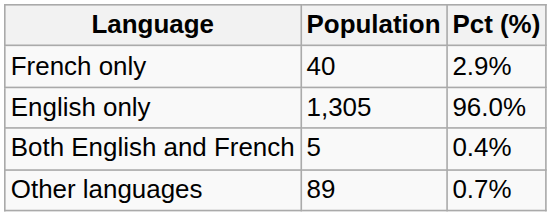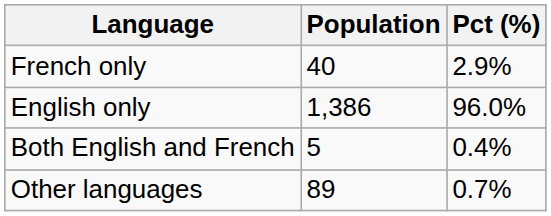(339, 107) 1,305 -> (339, 107) 1,386
